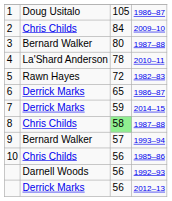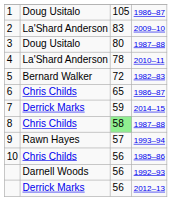(50, 28) Chris Childs -> (65, 28) La'Shard Anderson
(118, 28) 84 -> (118, 28) 83
(57, 44) Bernard Walker -> (51, 44) Doug Usitalo
(51, 76) Rawn Hayes -> (57, 76) Bernard Walker
(54, 92) Derrick Marks -> (50, 92) Chris Childs
(57, 140) Bernard Walker -> (51, 140) Rawn Hayes
